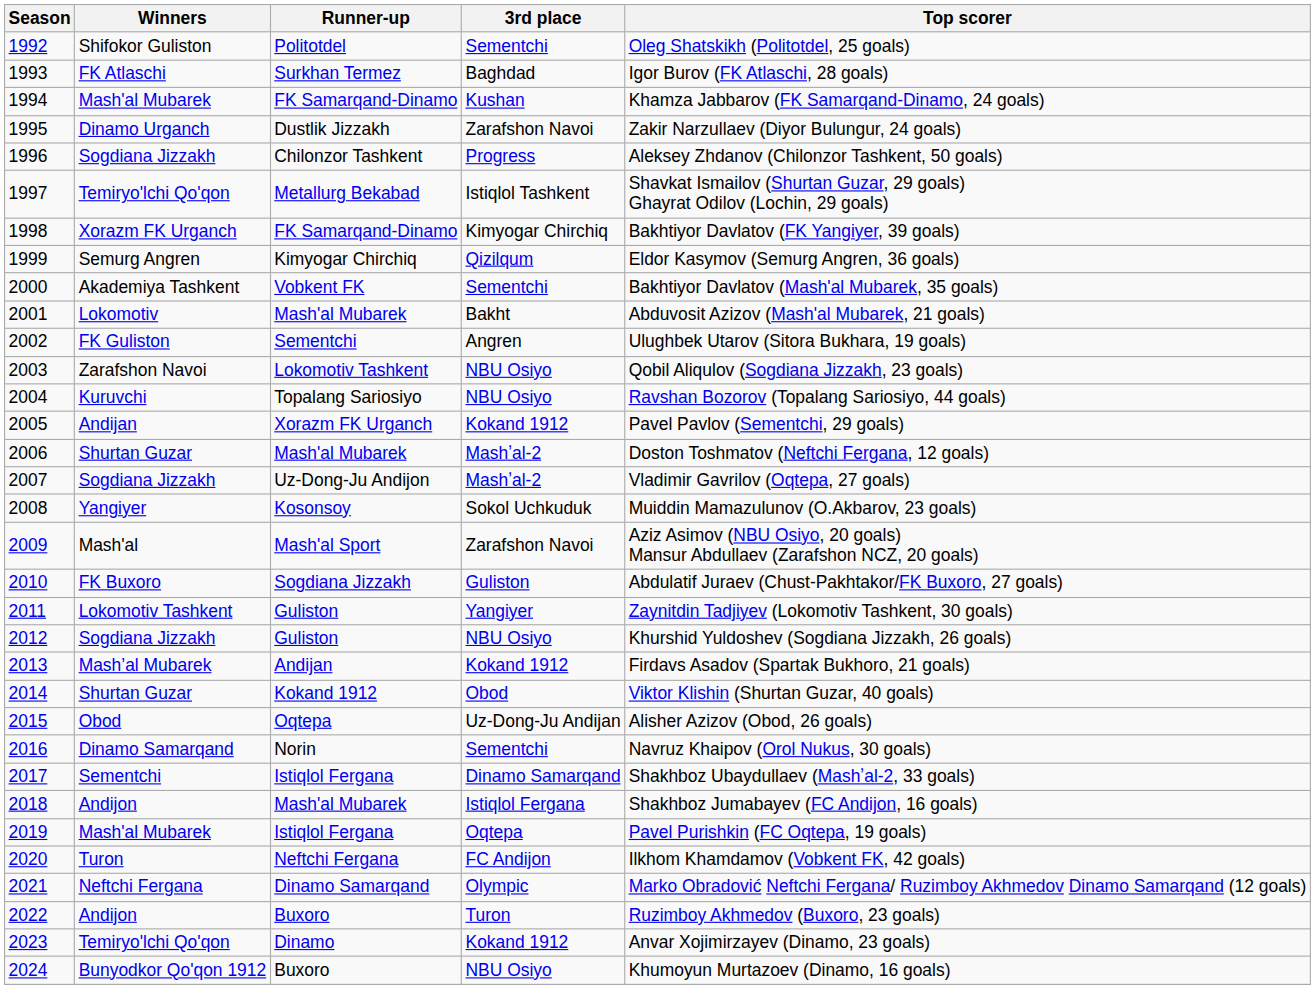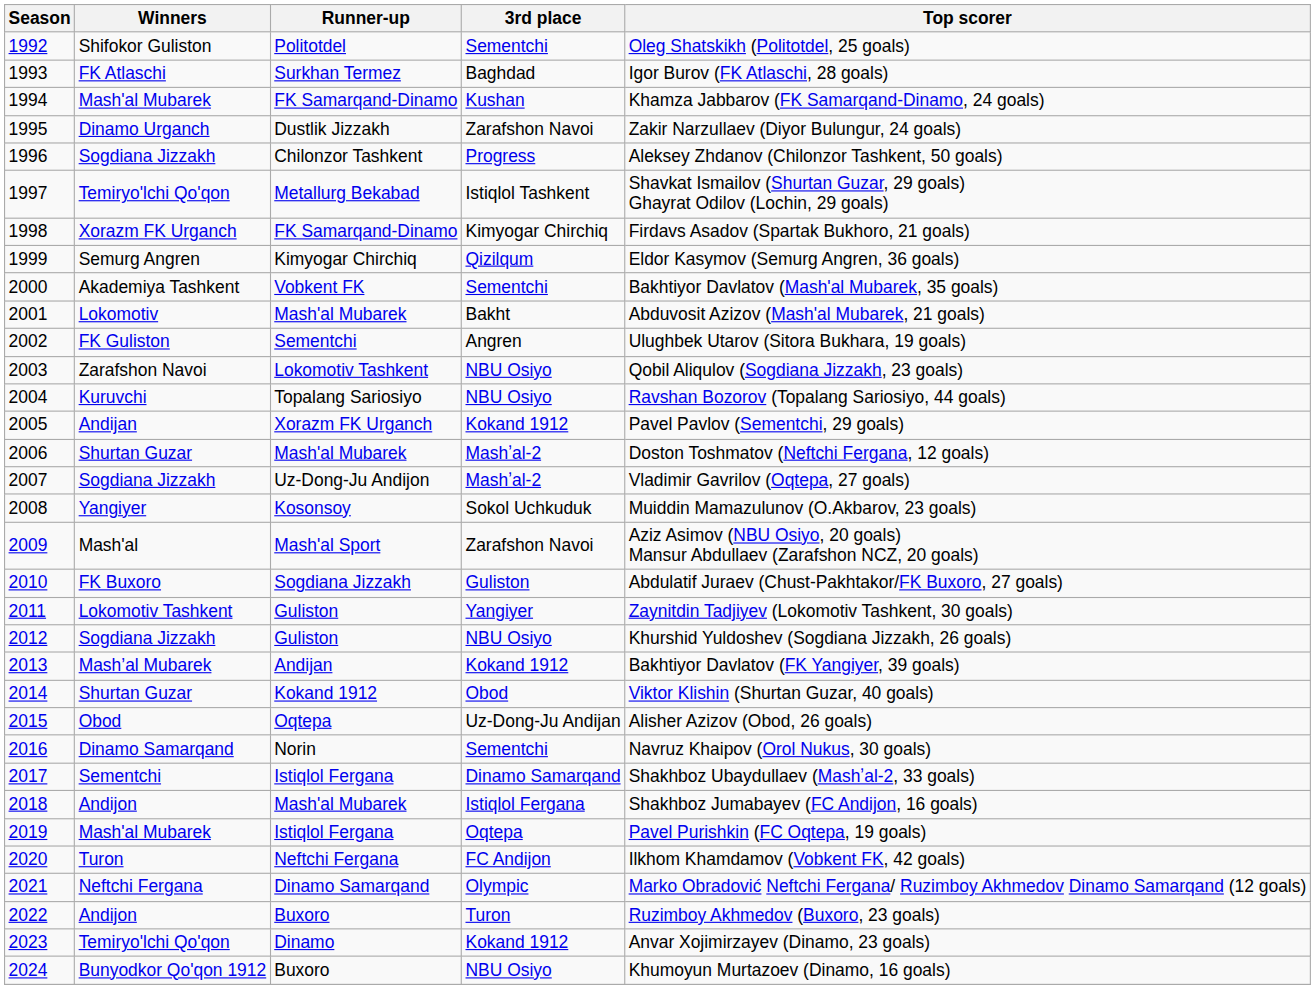(794, 231) Bakhtiyor Davlatov (FK Yangiyer, 39 goals) -> (799, 231) Firdavs Asadov (Spartak Bukhoro, 21 goals)
(799, 666) Firdavs Asadov (Spartak Bukhoro, 21 goals) -> (794, 666) Bakhtiyor Davlatov (FK Yangiyer, 39 goals)
